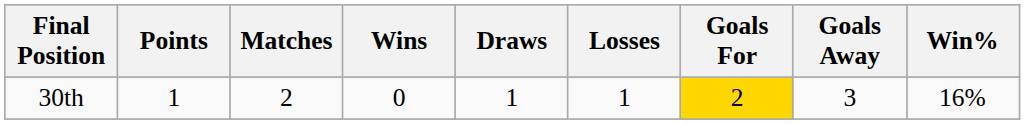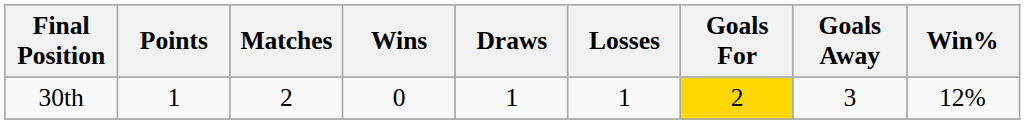(962, 98) 16% -> (962, 98) 12%
